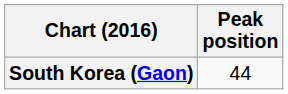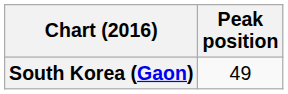(240, 72) 44 -> (240, 72) 49
